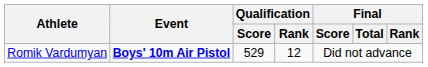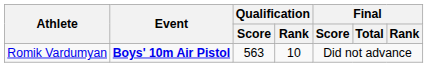(254, 53) 529 -> (254, 53) 563
(294, 53) 12 -> (294, 53) 10
